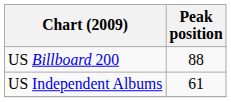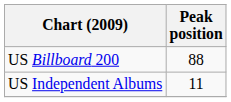(196, 84) 61 -> (196, 84) 11
